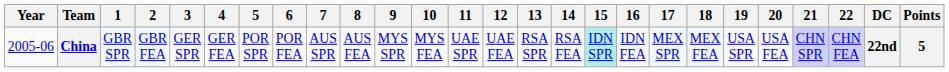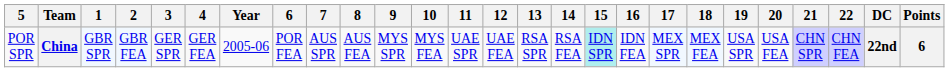columns swapped: (31, 15) <-> (256, 15)
(922, 46) 5 -> (922, 46) 6
